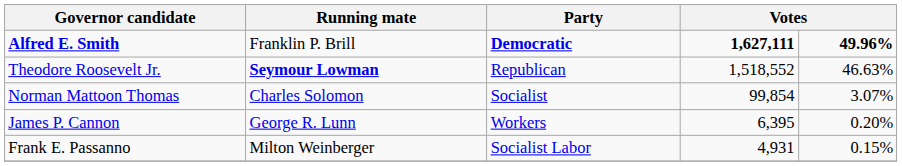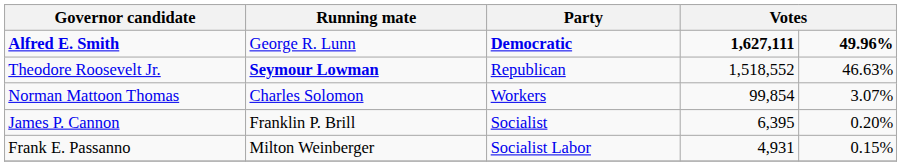(302, 43) Franklin P. Brill -> (303, 43) George R. Lunn
(519, 95) Socialist -> (518, 95) Workers
(303, 122) George R. Lunn -> (302, 122) Franklin P. Brill
(518, 122) Workers -> (519, 122) Socialist
